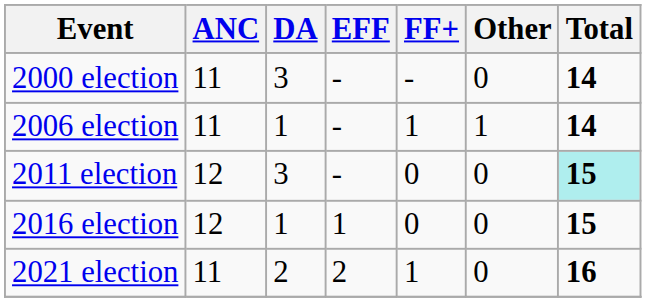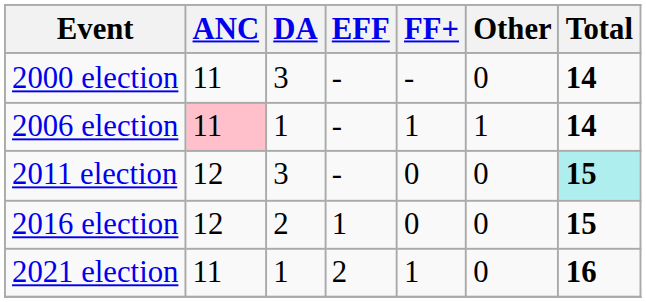(207, 126) no background -> (207, 126) pink background
(281, 223) 1 -> (281, 223) 2
(281, 272) 2 -> (281, 272) 1
